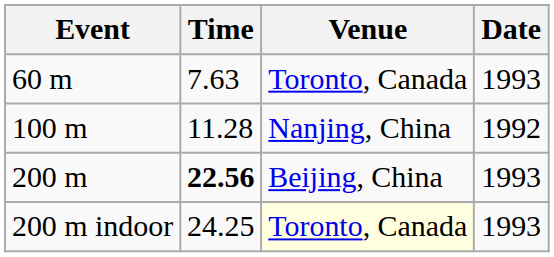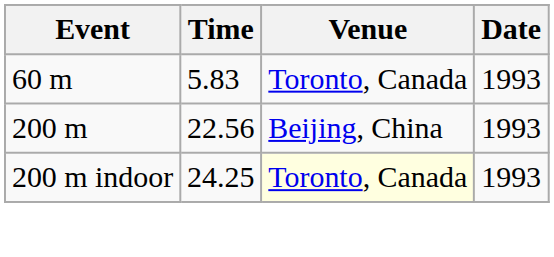(213, 78) 7.63 -> (213, 78) 5.83
- row: (50, 128)
(221, 177) bold -> (221, 128) normal
